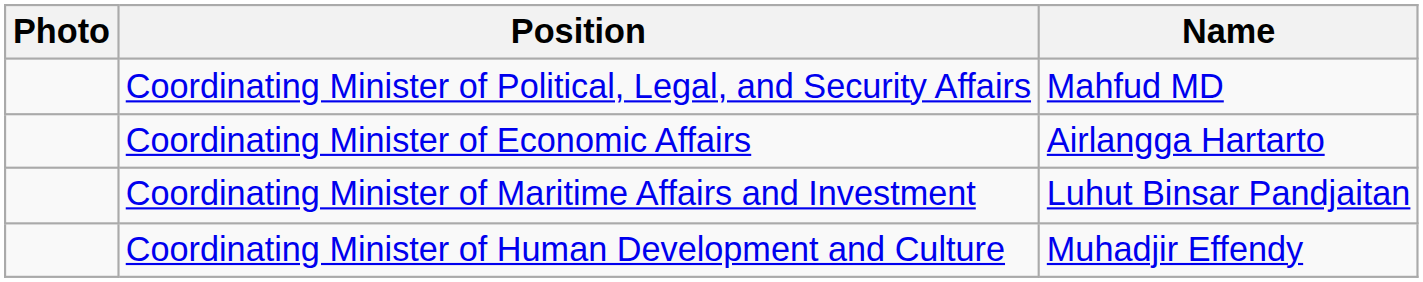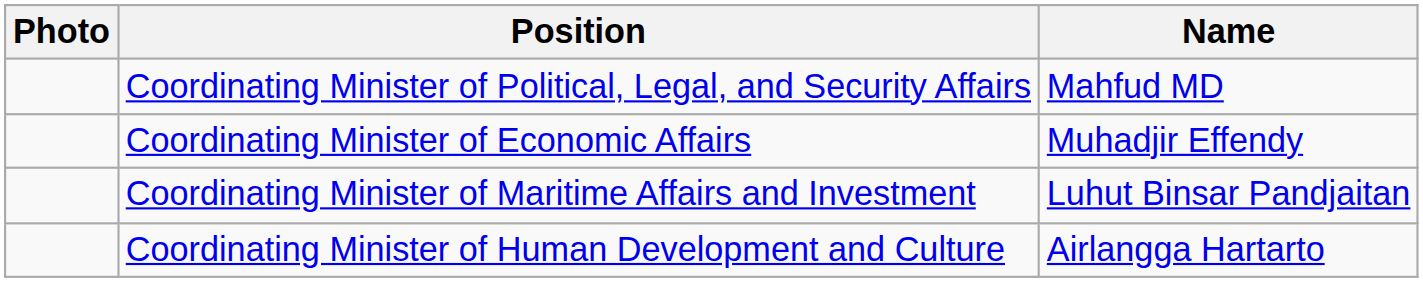(1186, 140) Airlangga Hartarto -> (1175, 140) Muhadjir Effendy
(1175, 248) Muhadjir Effendy -> (1186, 248) Airlangga Hartarto
